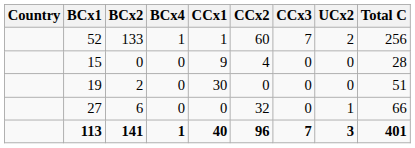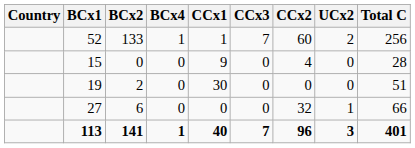columns swapped: (252, 16) <-> (294, 16)
